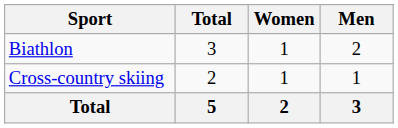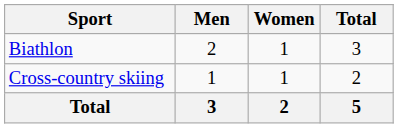columns swapped: (356, 19) <-> (212, 19)
